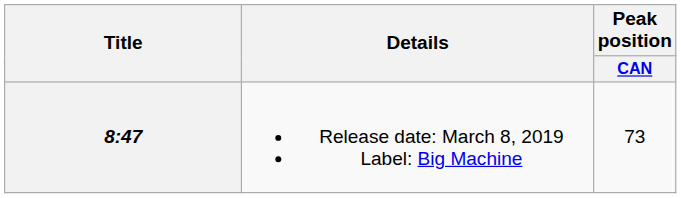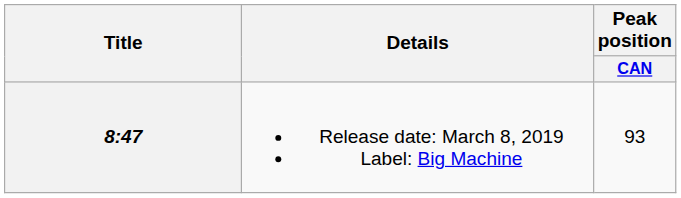(635, 137) 73 -> (635, 137) 93
